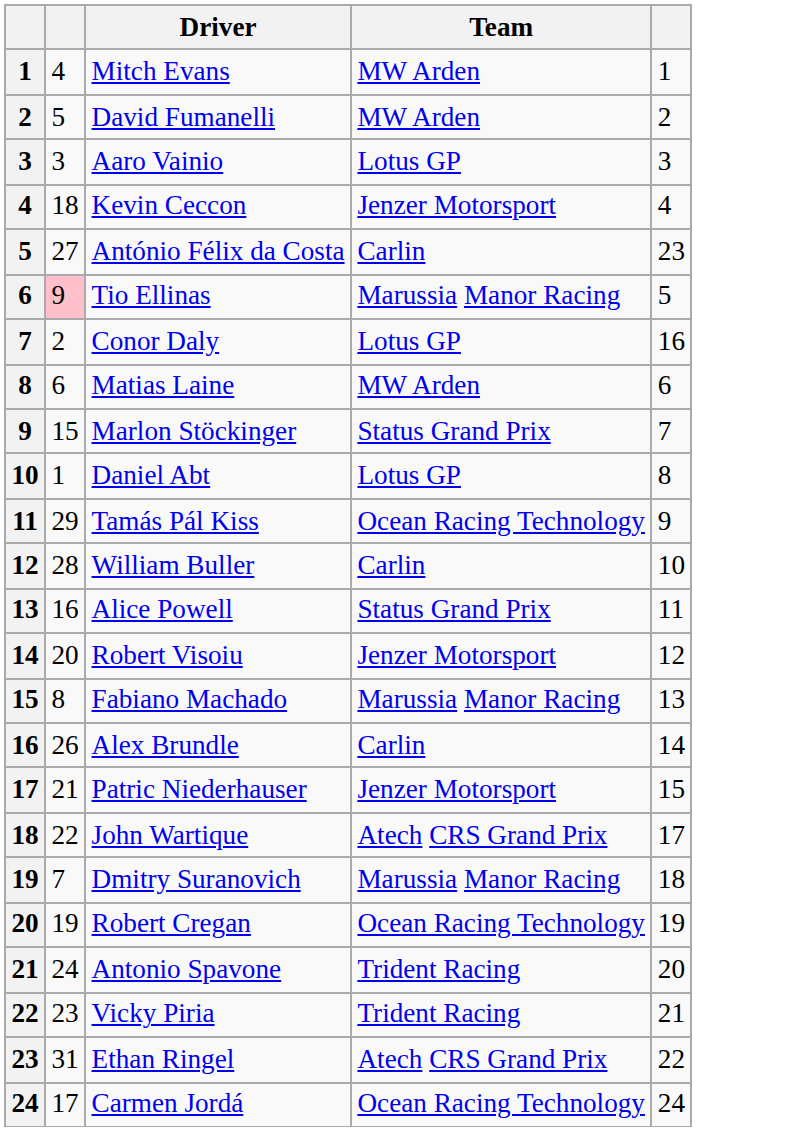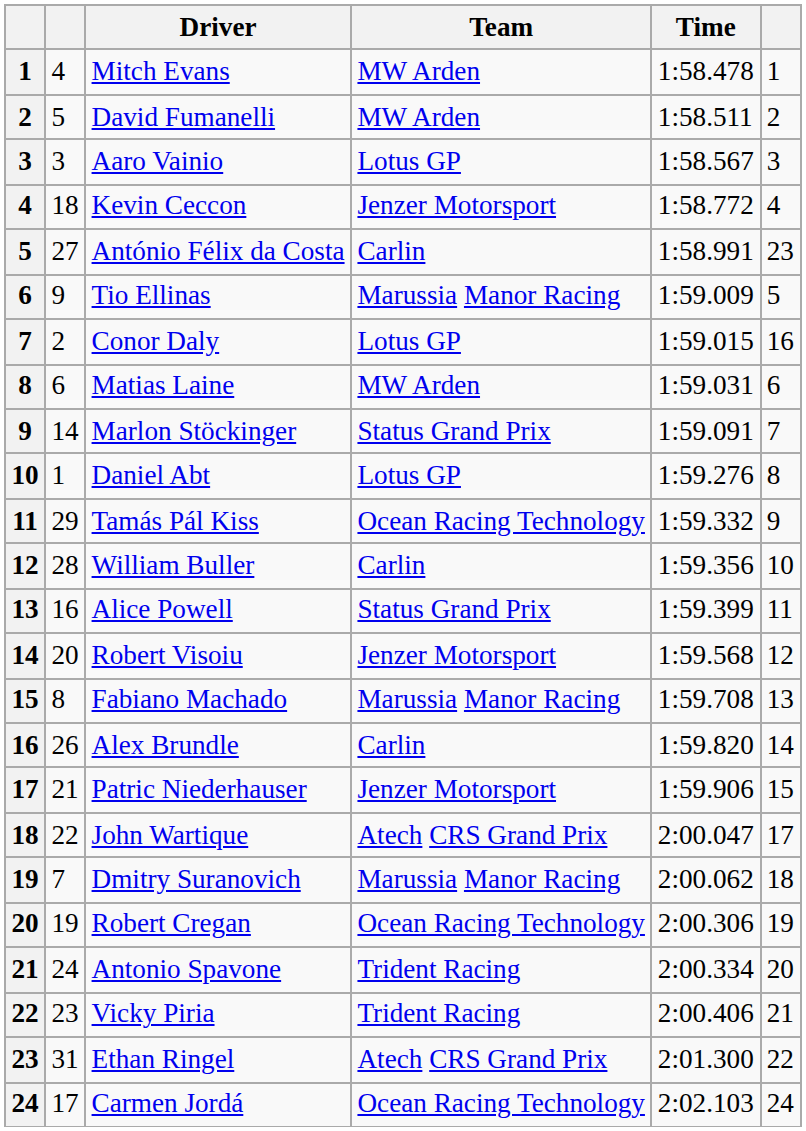+ column: (706, 26)
(58, 295) pink background -> (58, 295) no background
(65, 430) 15 -> (65, 430) 14
